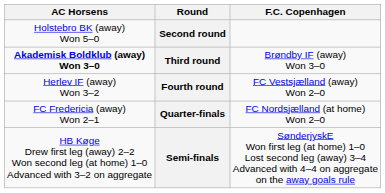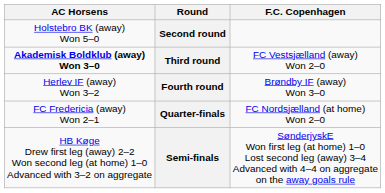(305, 60) Brøndby IF (away) Won 3–0 -> (305, 60) FC Vestsjælland (away) Won 2–0
(305, 87) FC Vestsjælland (away) Won 2–0 -> (305, 87) Brøndby IF (away) Won 3–0
